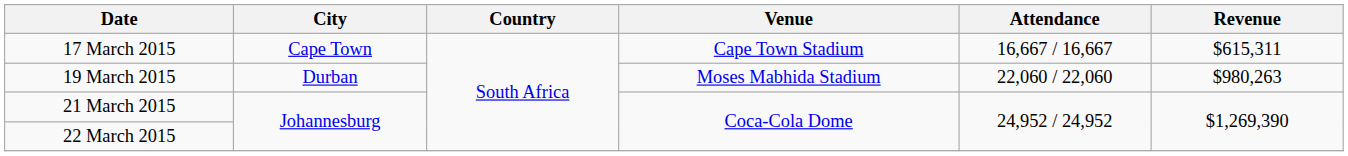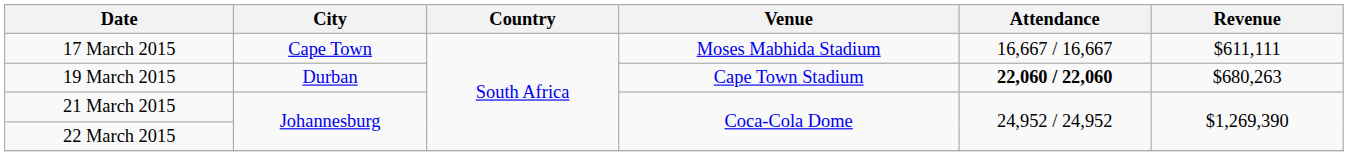(789, 48) Cape Town Stadium -> (789, 48) Moses Mabhida Stadium
(1247, 48) $615,311 -> (1247, 48) $611,111
(789, 77) Moses Mabhida Stadium -> (789, 77) Cape Town Stadium
(1055, 77) normal -> (1055, 77) bold
(1247, 77) $980,263 -> (1247, 77) $680,263
